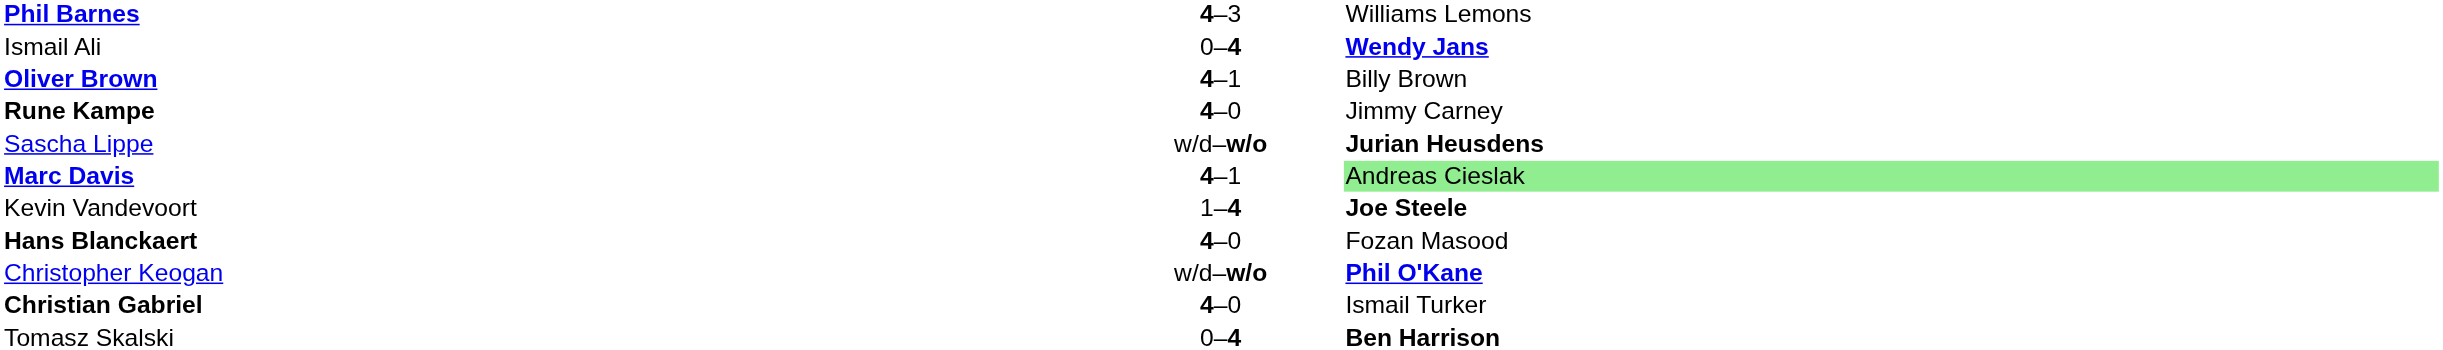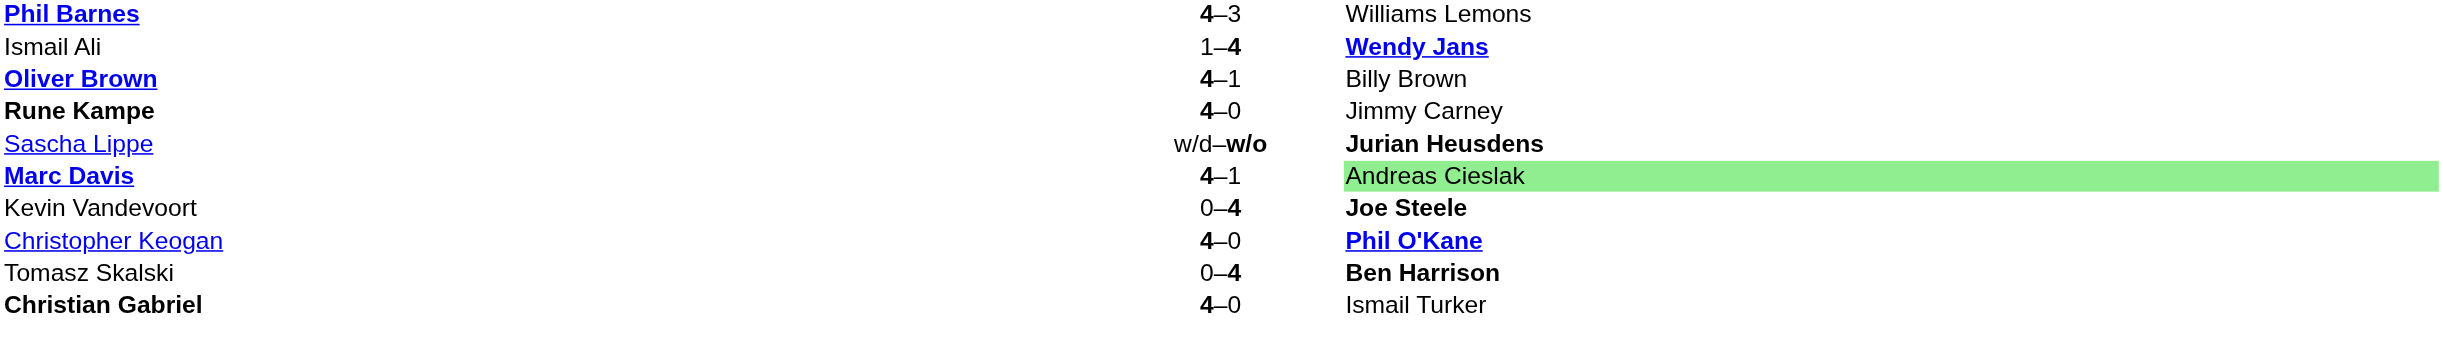(1221, 46) 0–4 -> (1221, 46) 1–4
(1221, 208) 1–4 -> (1221, 208) 0–4
- row: (101, 240)
(1221, 273) w/d–w/o -> (1221, 240) 4–0
rows swapped: (89, 337) <-> (103, 305)
